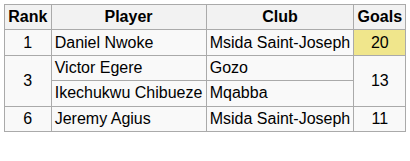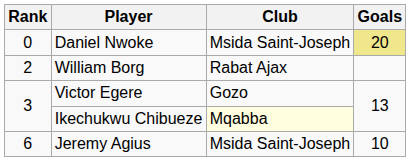(28, 42) 1 -> (28, 42) 0
+ row: (100, 67)
(239, 93) no background -> (239, 118) lightyellow background
(380, 118) 11 -> (380, 144) 10
